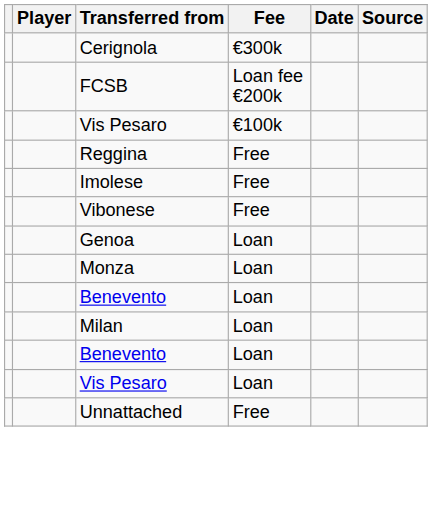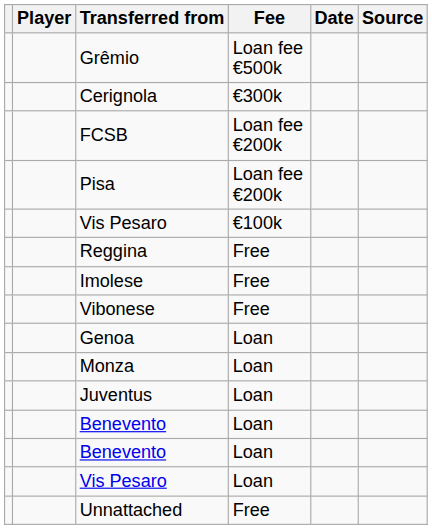+ row: (109, 57)
+ row: (97, 184)
+ row: (116, 395)
- row: (101, 325)
